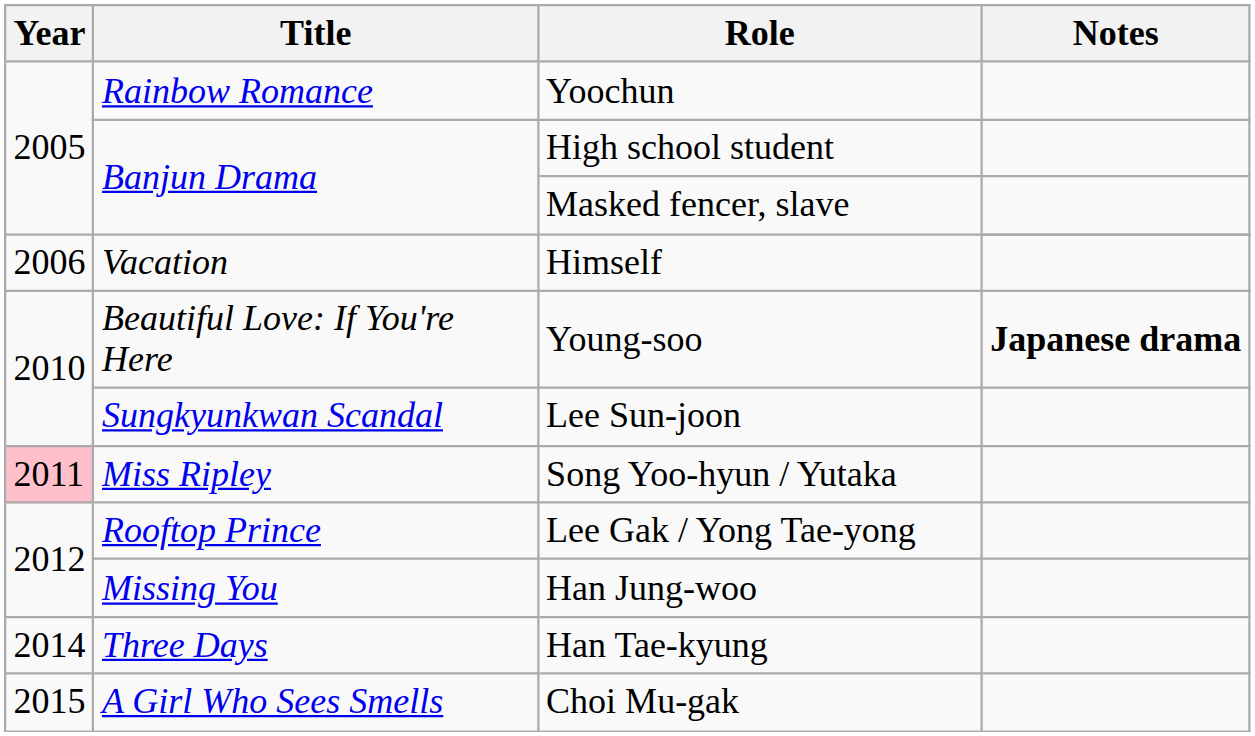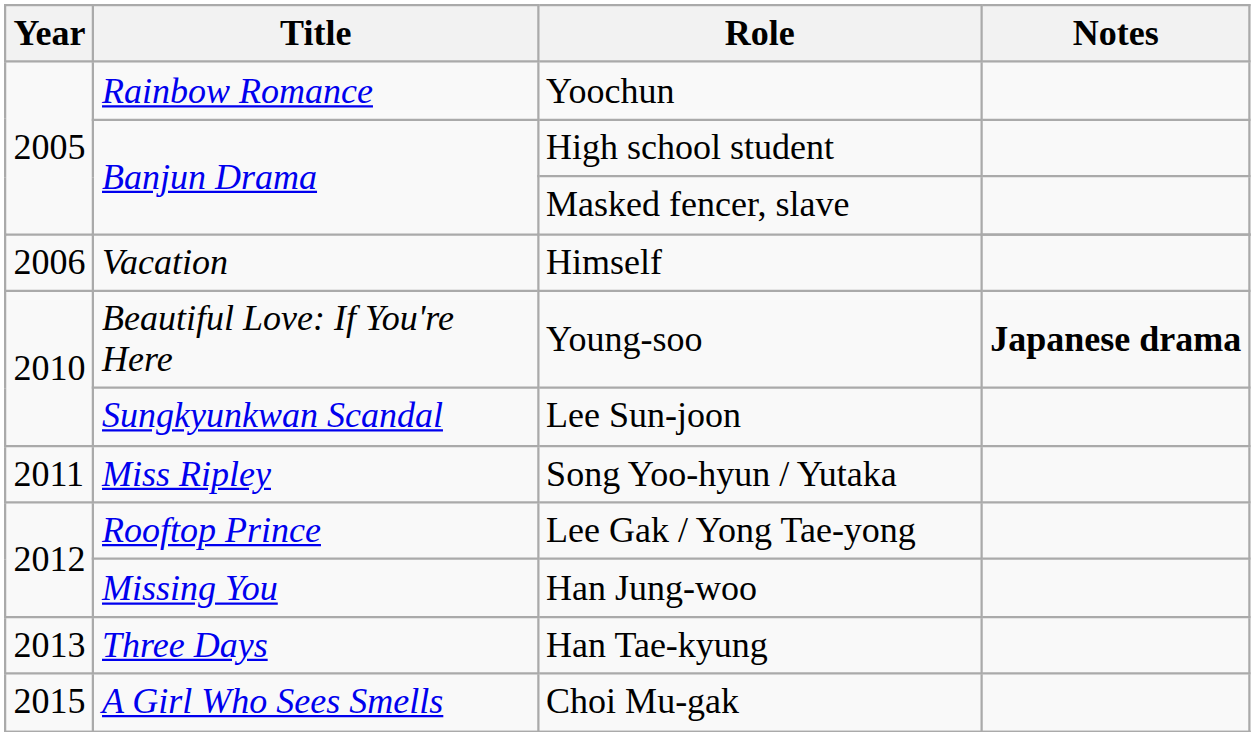(49, 473) pink background -> (49, 473) no background
(49, 644) 2014 -> (49, 644) 2013
